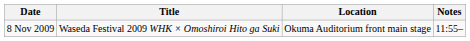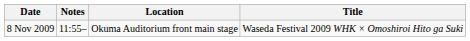columns swapped: (169, 12) <-> (449, 12)
